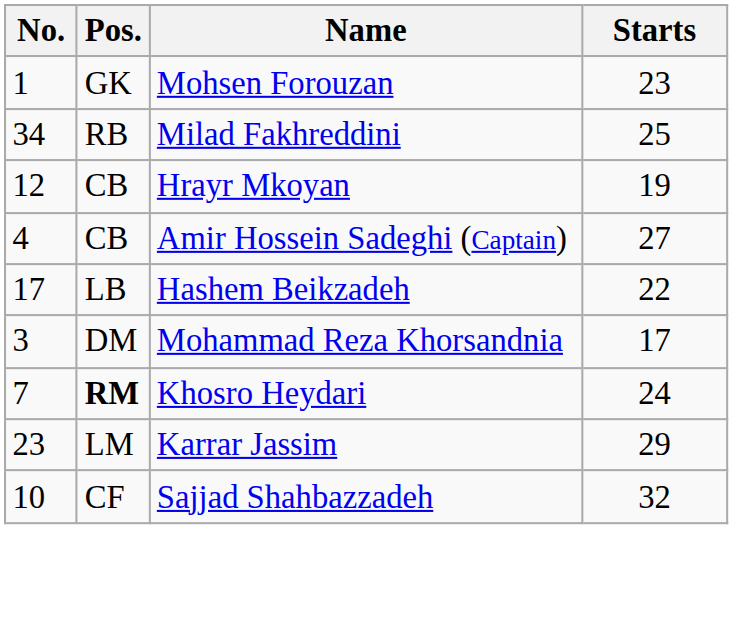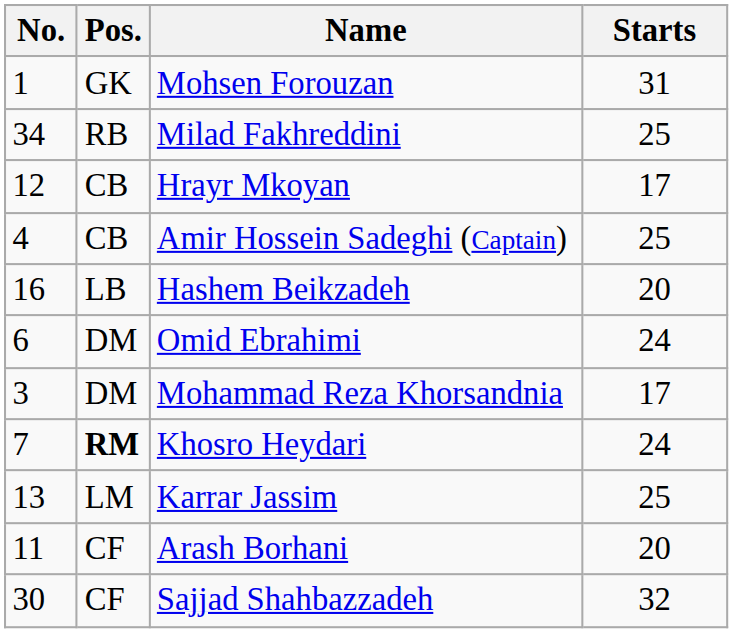(655, 82) 23 -> (655, 82) 31
(655, 185) 19 -> (655, 185) 17
(655, 237) 27 -> (655, 237) 25
(29, 289) 17 -> (29, 289) 16
(655, 289) 22 -> (655, 289) 20
+ row: (259, 340)
(29, 444) 23 -> (29, 496) 13
(655, 444) 29 -> (655, 496) 25
+ row: (253, 548)
(29, 496) 10 -> (29, 599) 30
